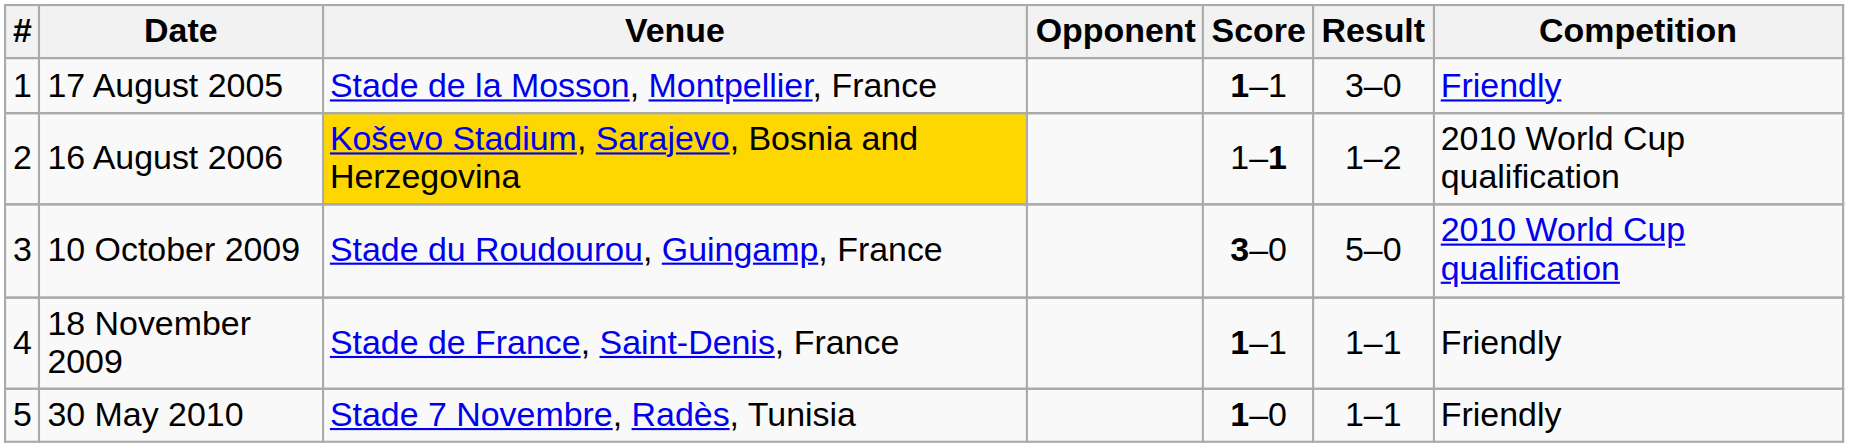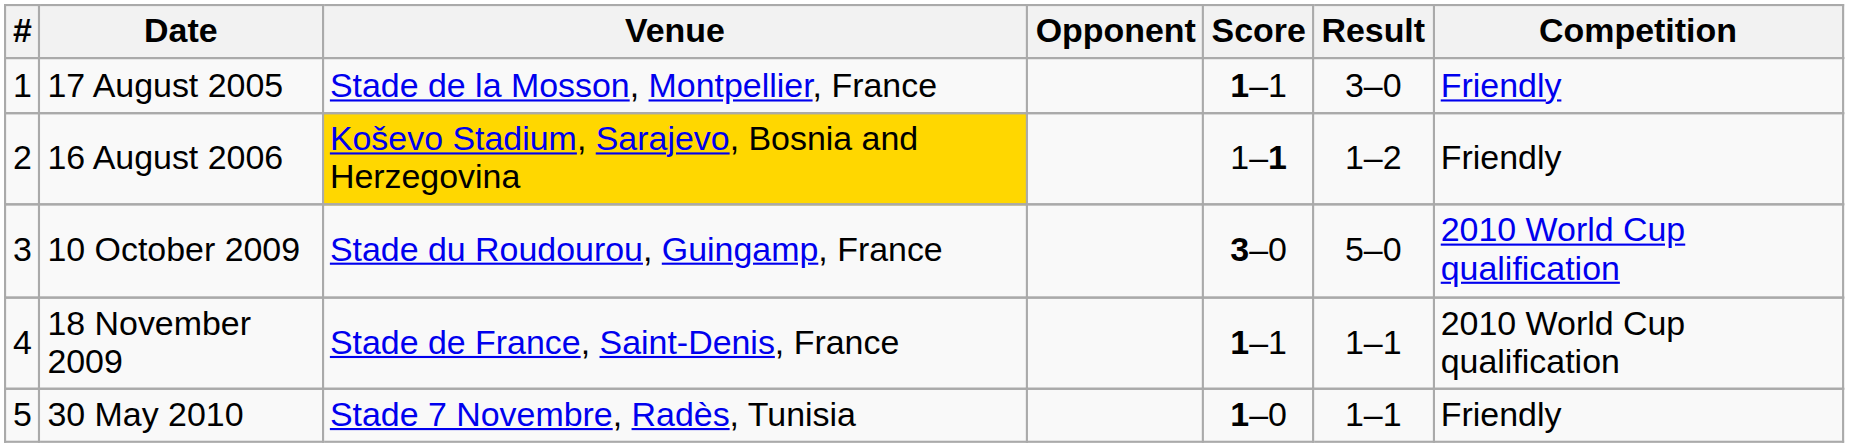(1563, 158) 2010 World Cup qualification -> (1501, 158) Friendly
(1501, 341) Friendly -> (1563, 341) 2010 World Cup qualification
